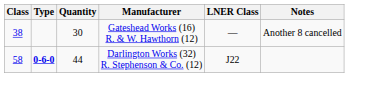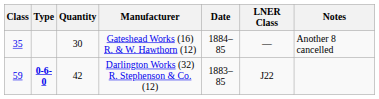+ column: (221, 17)
(18, 33) 38 -> (18, 44) 35
(18, 59) 58 -> (18, 76) 59
(78, 59) 44 -> (78, 76) 42
